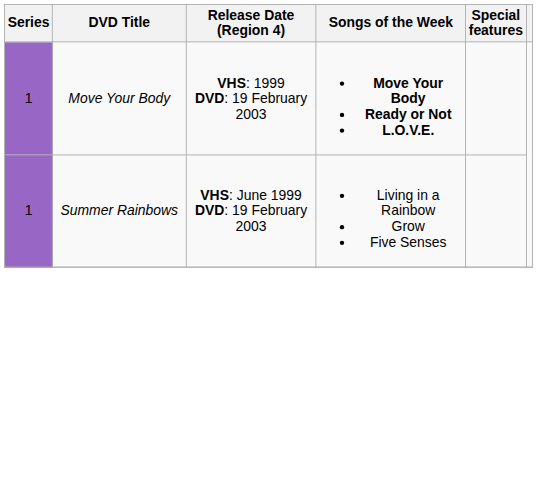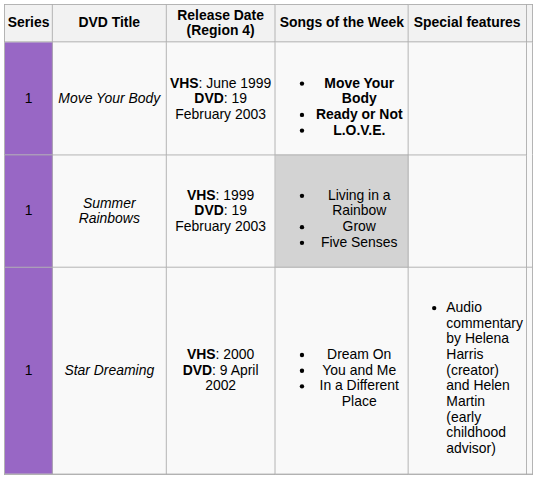(251, 98) VHS: 1999 DVD: 19 February 2003 -> (221, 98) VHS: June 1999 DVD: 19 February 2003
(251, 211) VHS: June 1999 DVD: 19 February 2003 -> (221, 211) VHS: 1999 DVD: 19 February 2003
(391, 219) no background -> (342, 219) lightgrey background
+ row: (109, 370)
